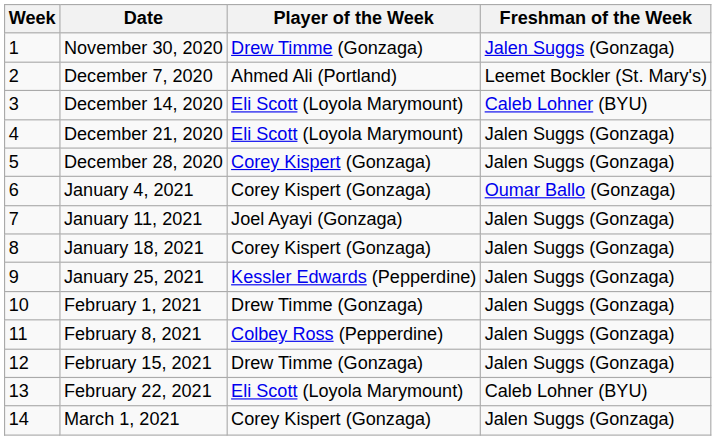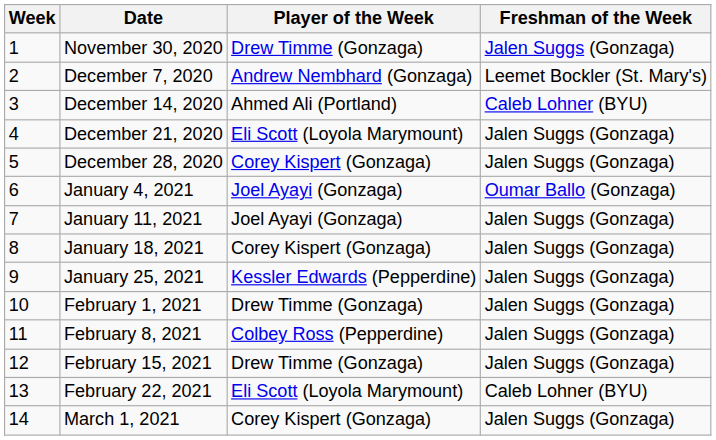(314, 76) Ahmed Ali (Portland) -> (352, 76) Andrew Nembhard (Gonzaga)
(347, 104) Eli Scott (Loyola Marymount) -> (314, 104) Ahmed Ali (Portland)
(331, 190) Corey Kispert (Gonzaga) -> (317, 190) Joel Ayayi (Gonzaga)
